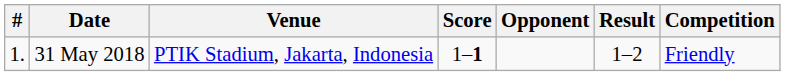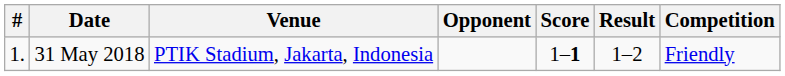columns swapped: (545, 20) <-> (467, 20)
